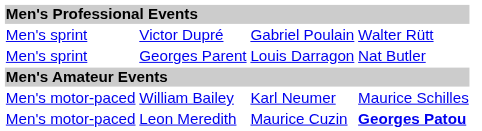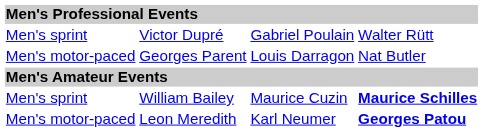(47, 56) Men's sprint -> (71, 56) Men's motor-paced
(71, 98) Men's motor-paced -> (47, 98) Men's sprint
(293, 98) Karl Neumer -> (299, 98) Maurice Cuzin
(413, 98) normal -> (418, 98) bold
(299, 118) Maurice Cuzin -> (293, 118) Karl Neumer
